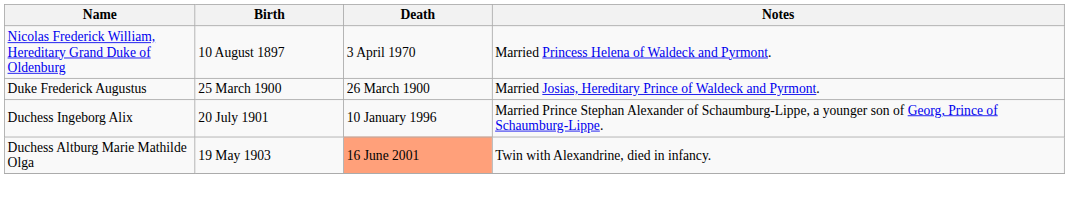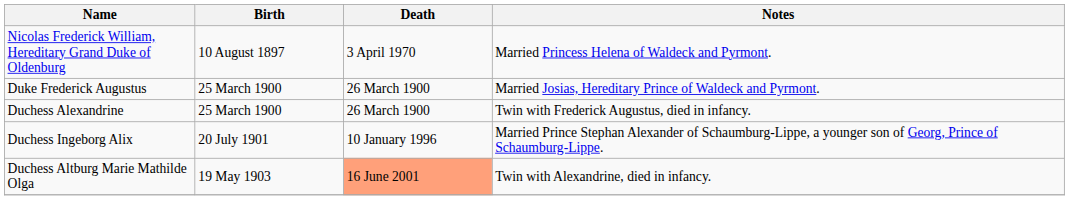+ row: (66, 110)
